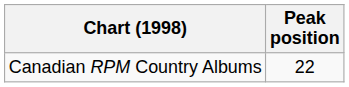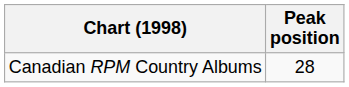(305, 67) 22 -> (305, 67) 28
